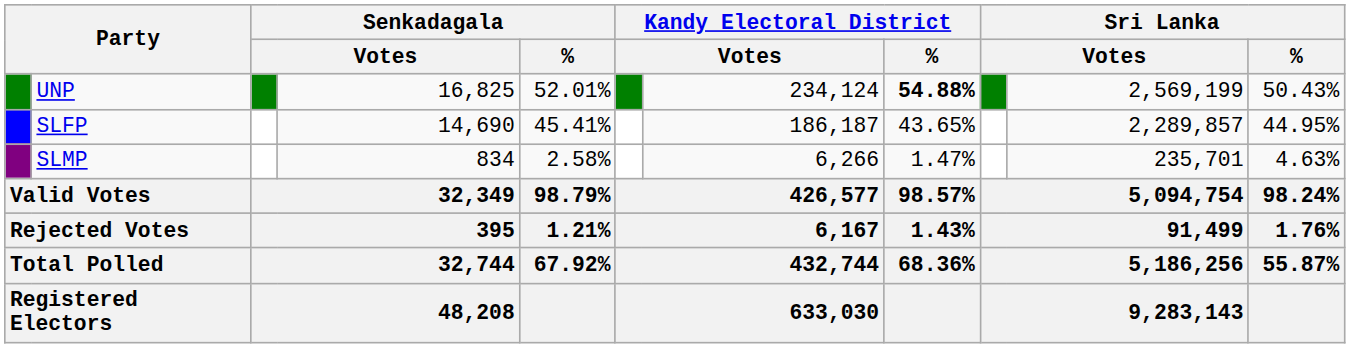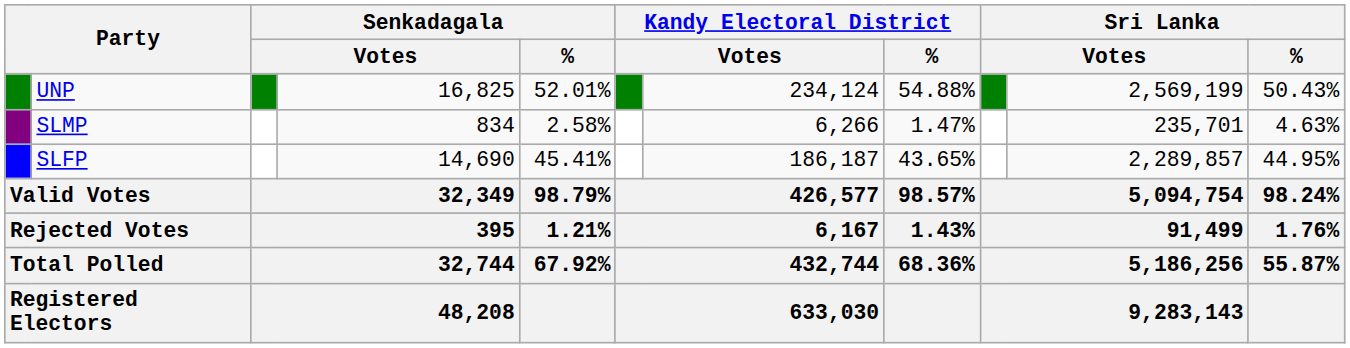(936, 92) bold -> (936, 92) normal
rows swapped: (62, 126) <-> (62, 161)
